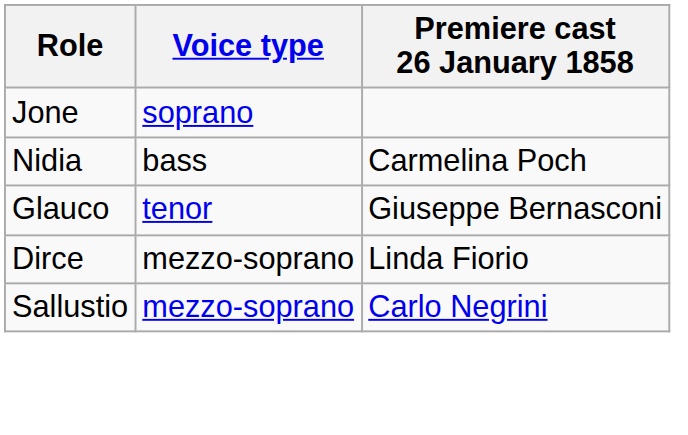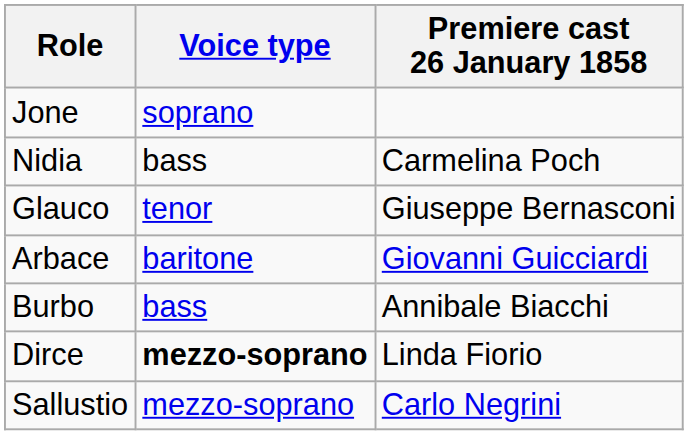+ row: (61, 258)
+ row: (53, 307)
(248, 258) normal -> (255, 355) bold
